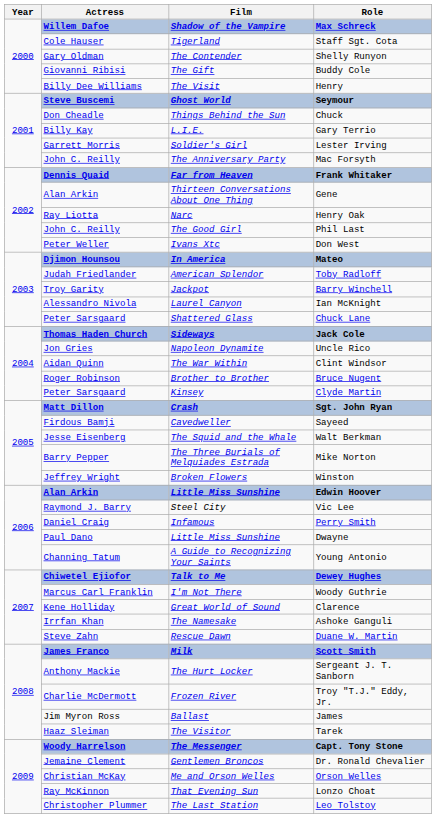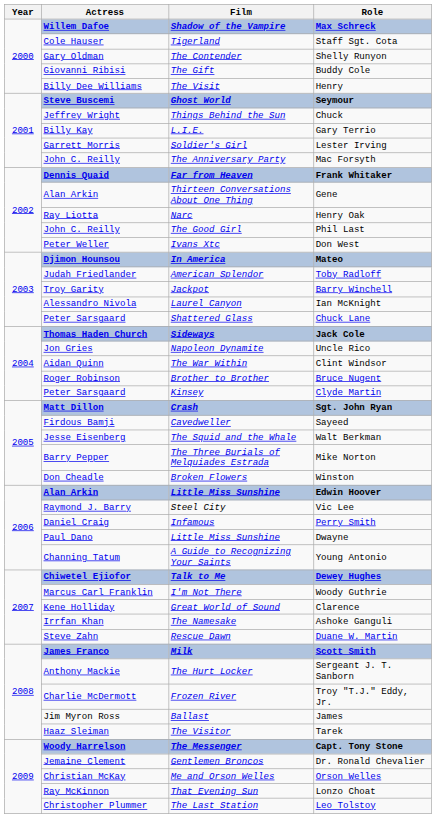(74, 116) Don Cheadle -> (82, 116) Jeffrey Wright
(82, 478) Jeffrey Wright -> (74, 478) Don Cheadle
